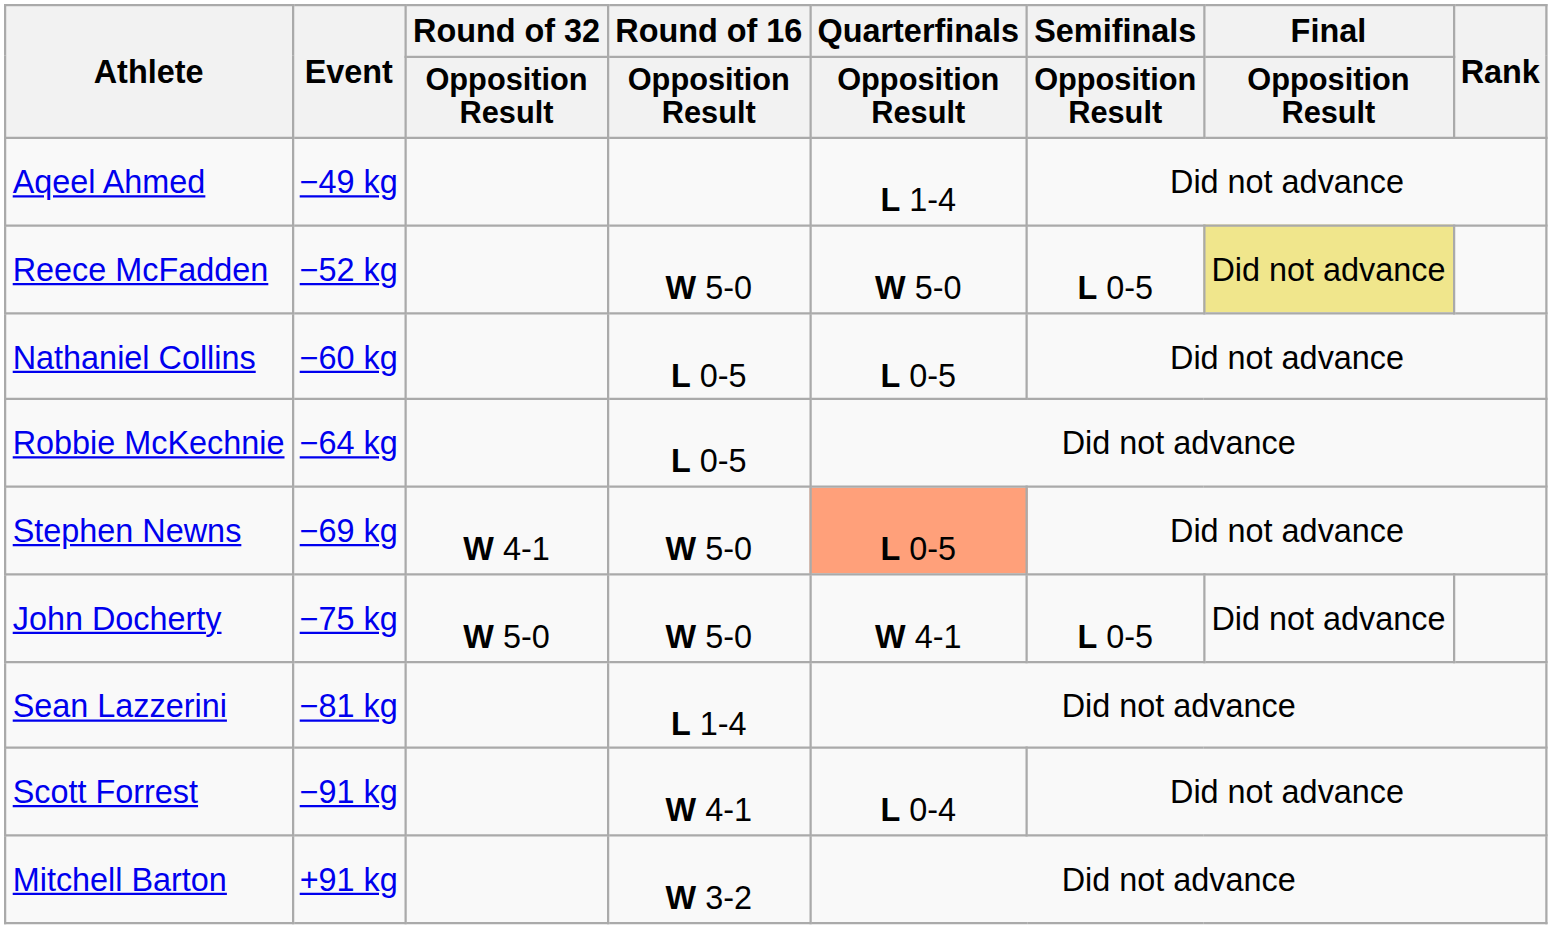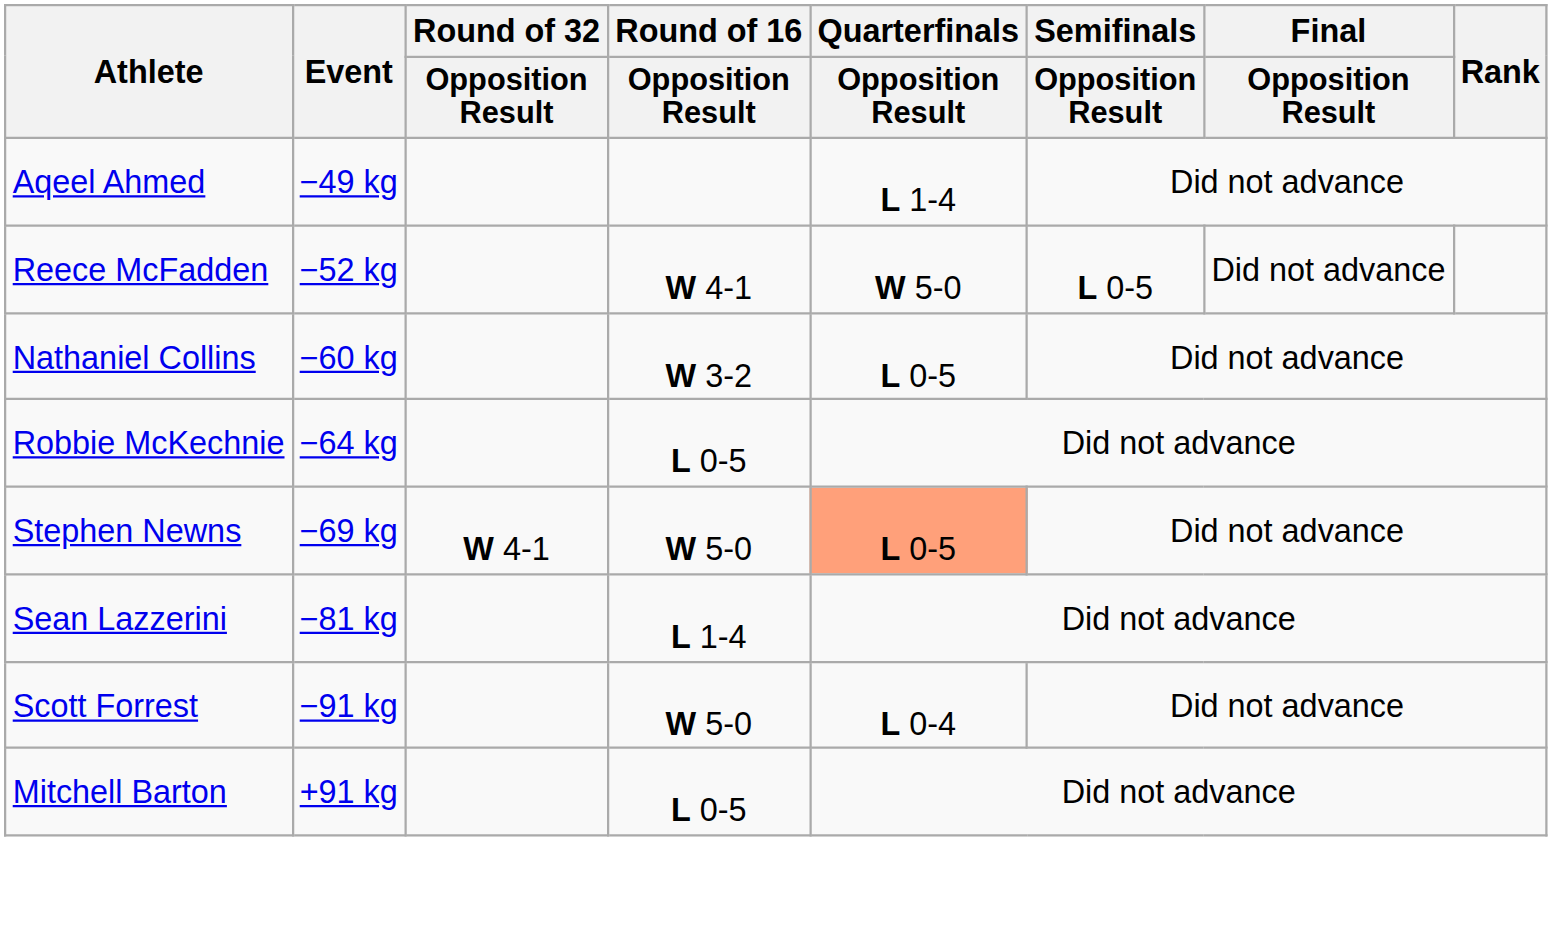(709, 288) W 5-0 -> (709, 288) W 4-1
(1328, 270) khaki background -> (1328, 270) no background
(709, 375) L 0-5 -> (709, 375) W 3-2
- row: (117, 618)
(709, 811) W 4-1 -> (709, 723) W 5-0
(709, 898) W 3-2 -> (709, 811) L 0-5
